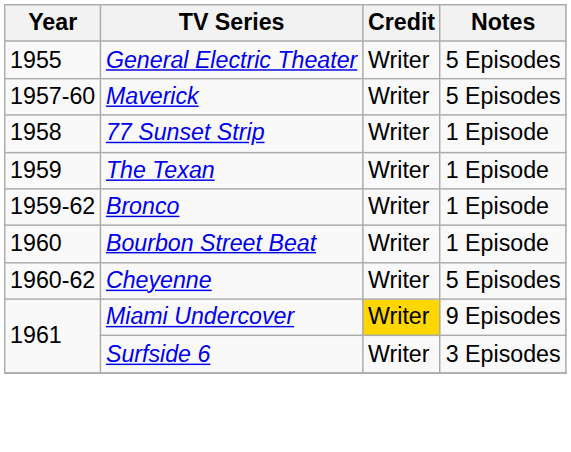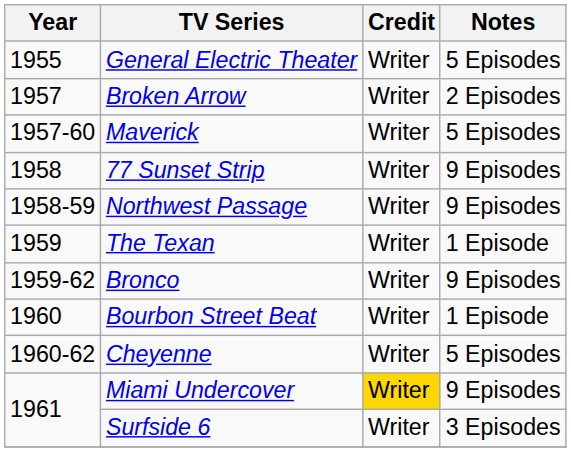+ row: (176, 96)
(497, 133) 1 Episode -> (503, 170) 9 Episodes
+ row: (206, 206)
(497, 206) 1 Episode -> (503, 280) 9 Episodes
